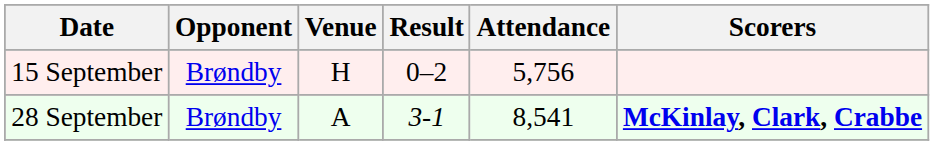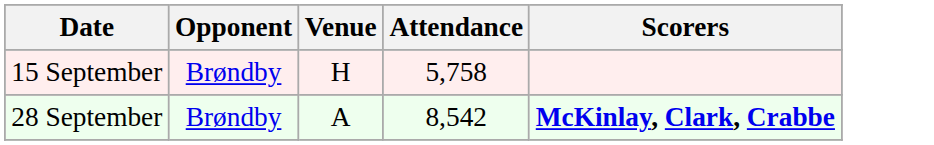- column: (427, 27)
(543, 72) 5,756 -> (456, 72) 5,758
(543, 117) 8,541 -> (456, 117) 8,542
